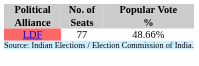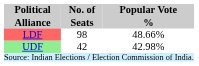(82, 34) 77 -> (82, 34) 98
+ row: (33, 46)
